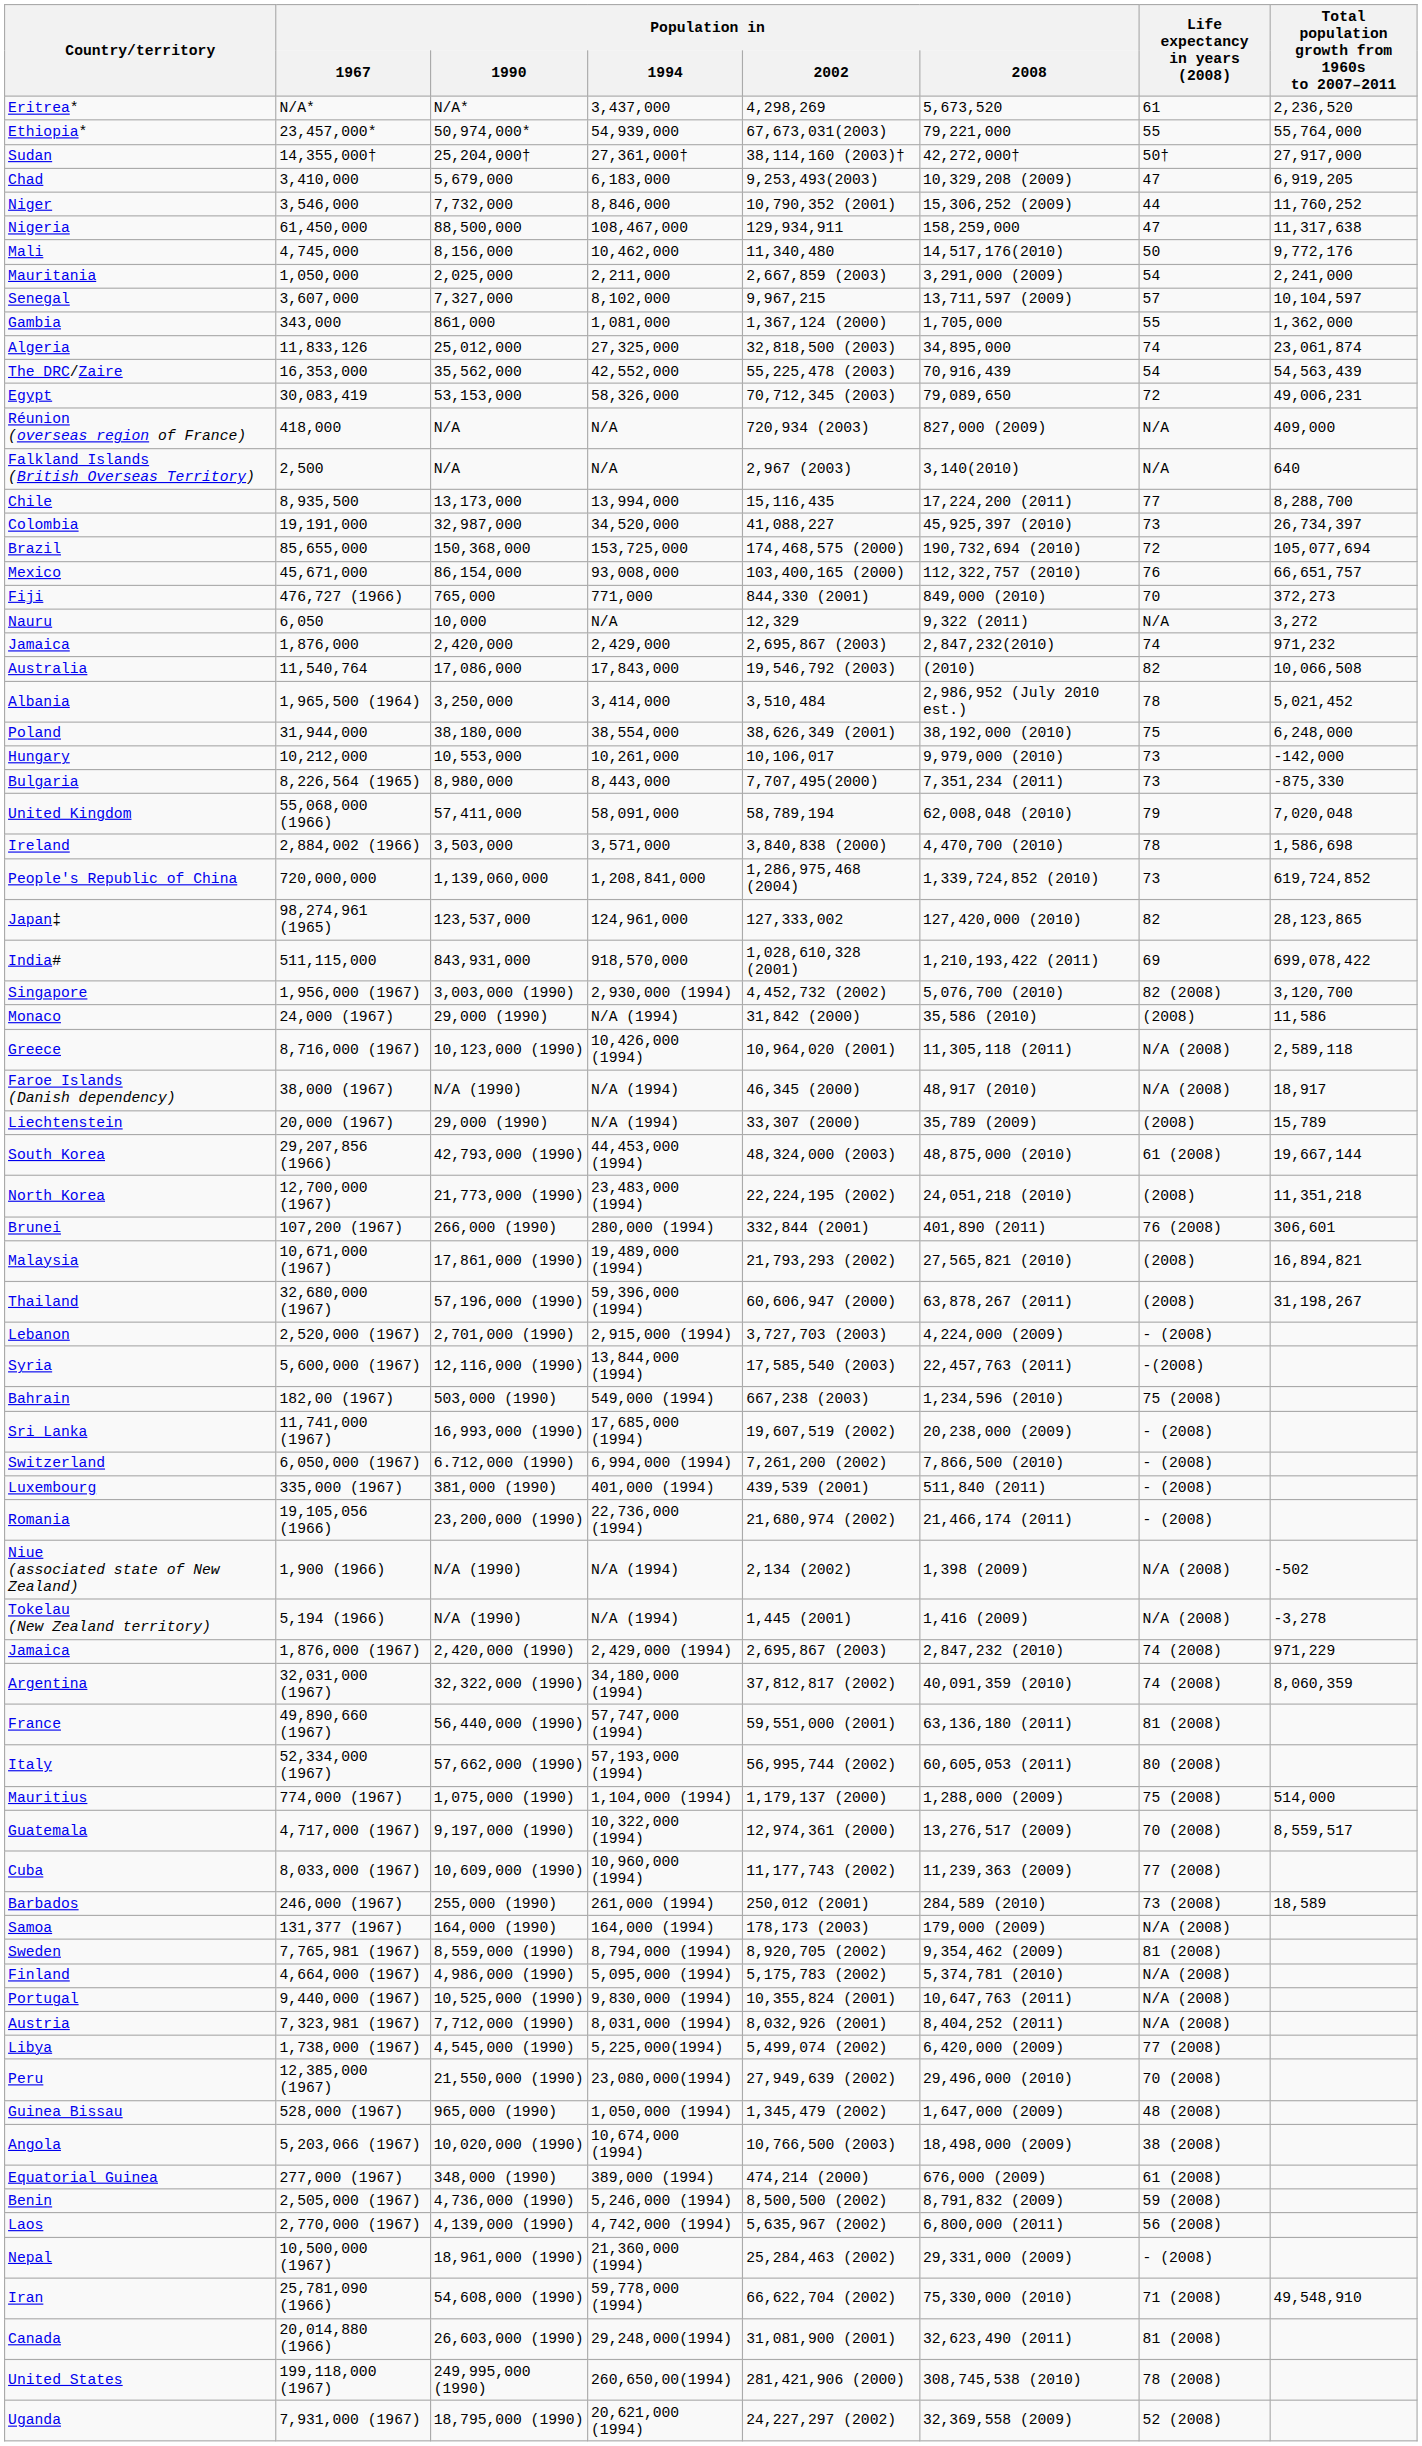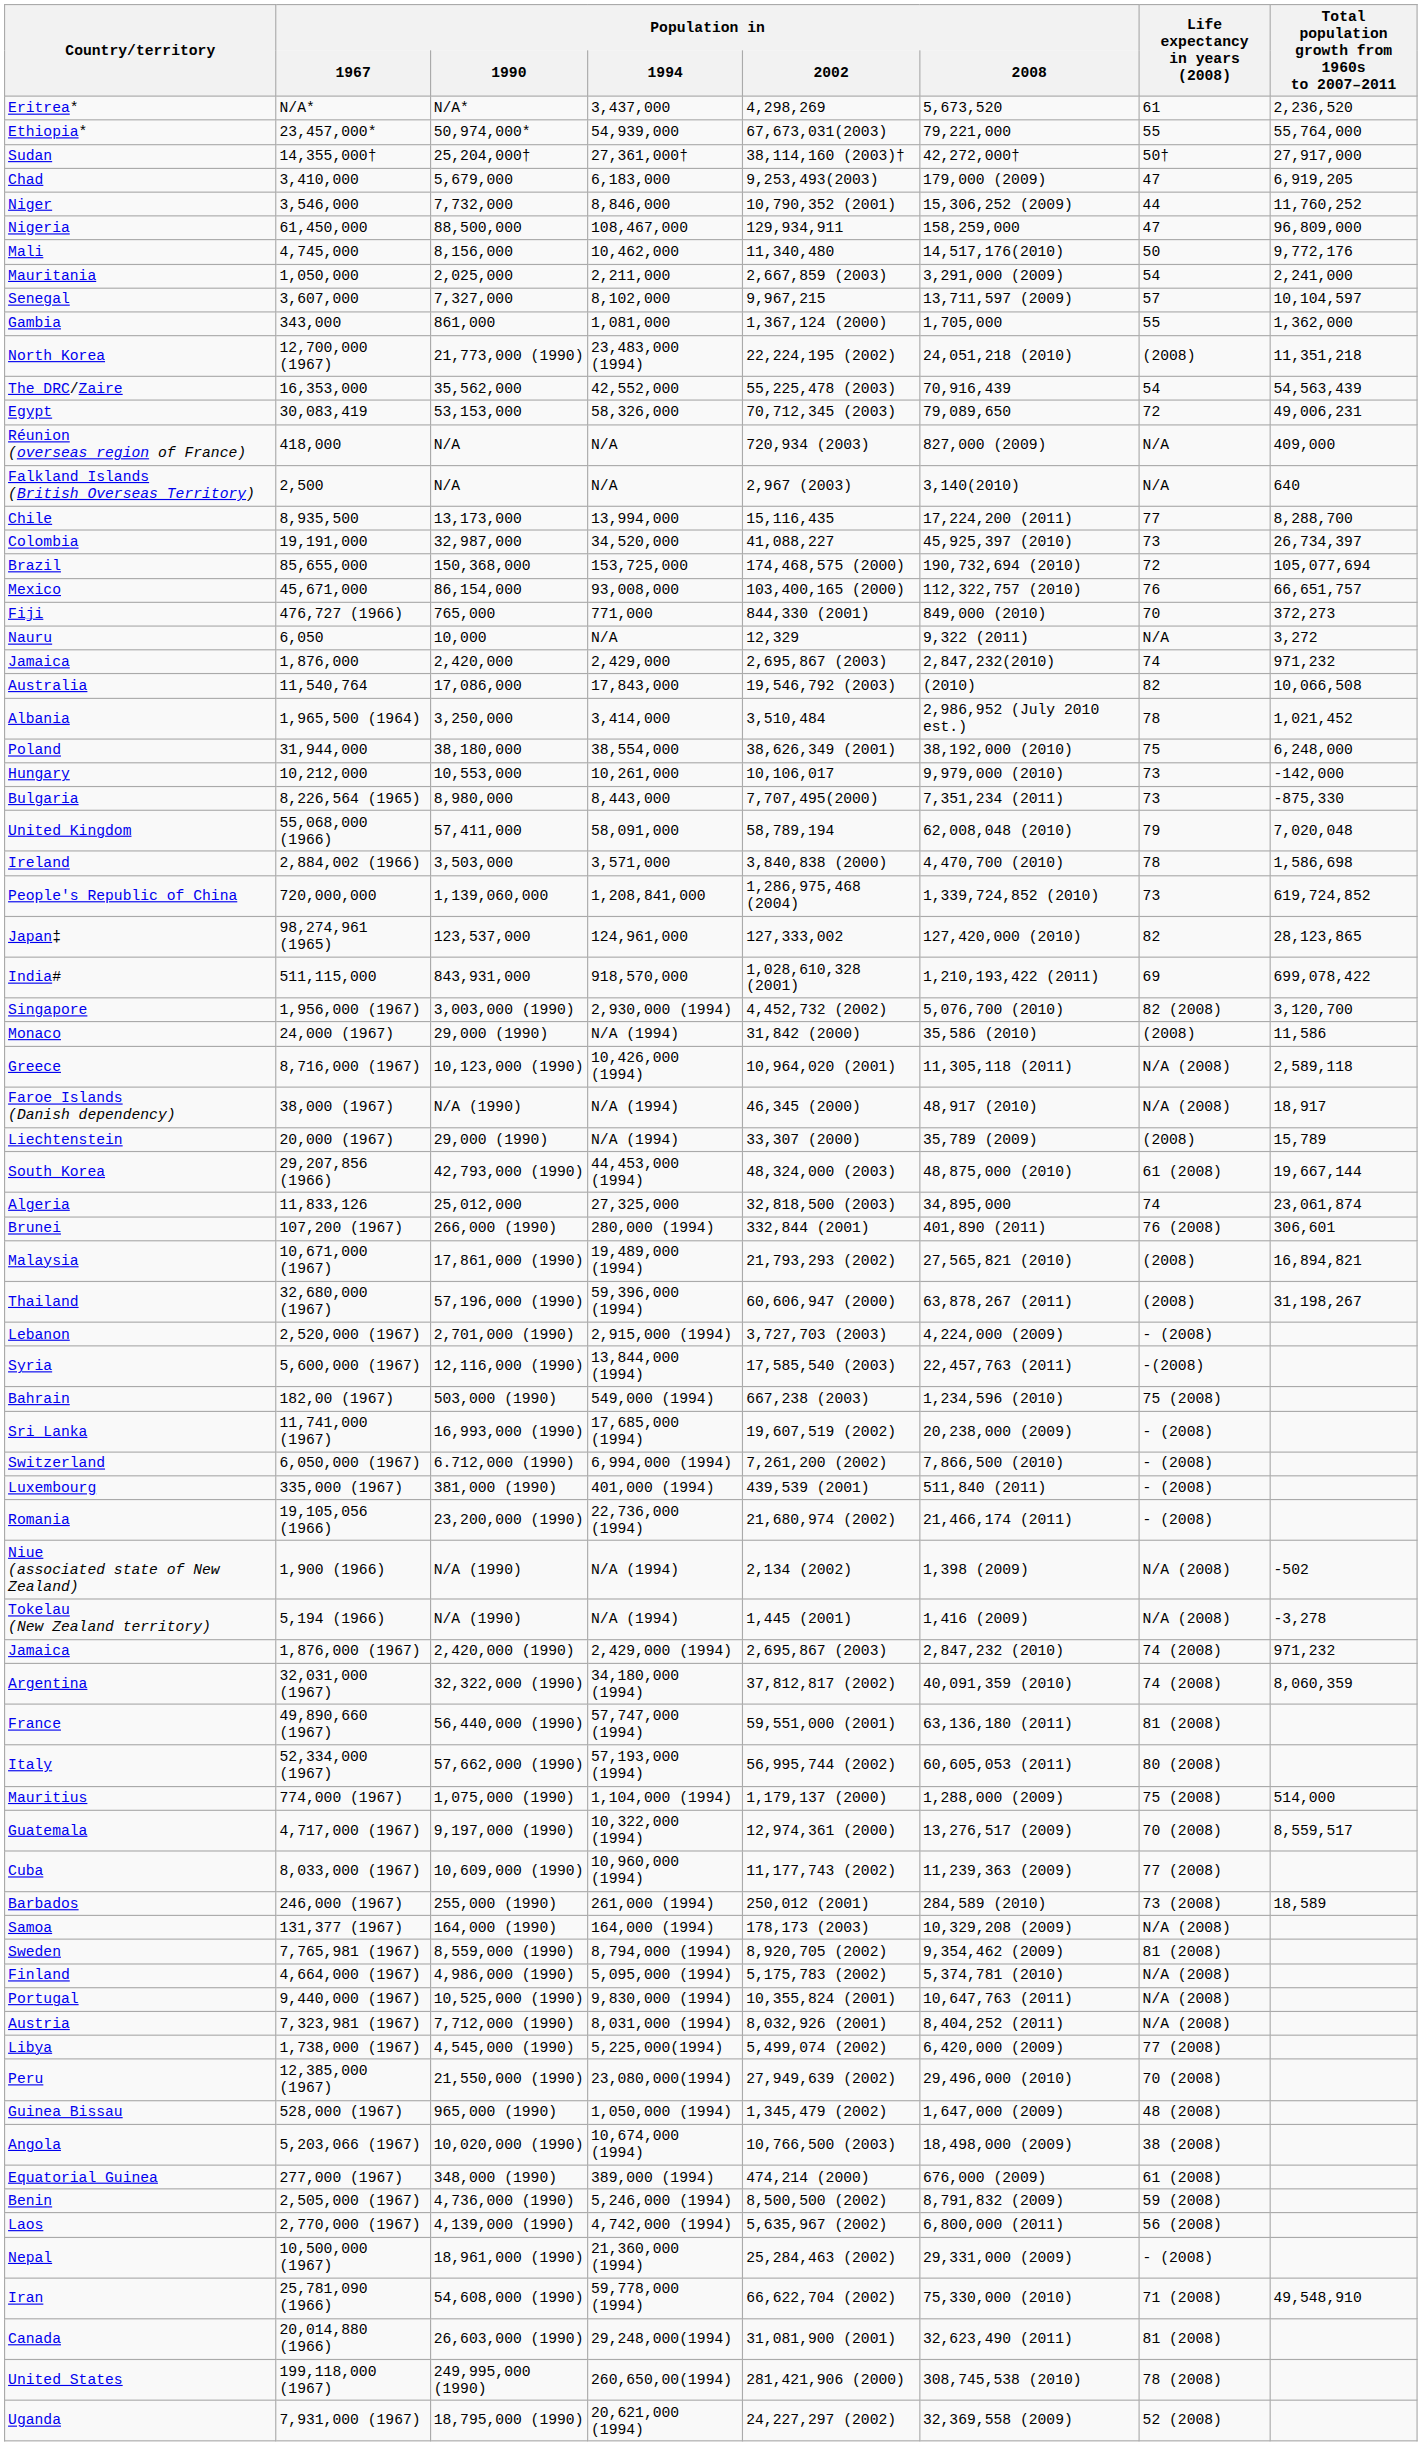(998, 180) 10,329,208 (2009) -> (985, 180) 179,000 (2009)
(1318, 228) 11,317,638 -> (1318, 228) 96,809,000
rows swapped: (39, 348) <-> (57, 1196)
(1313, 701) 5,021,452 -> (1313, 718) 1,021,452
(1304, 1651) 971,229 -> (1304, 1651) 971,232
(985, 1928) 179,000 (2009) -> (998, 1928) 10,329,208 (2009)
